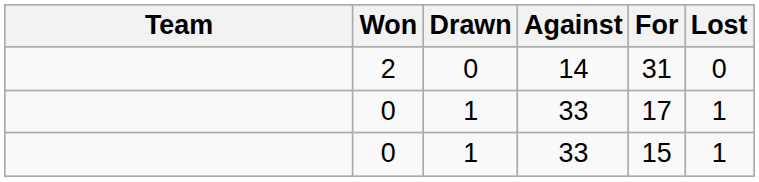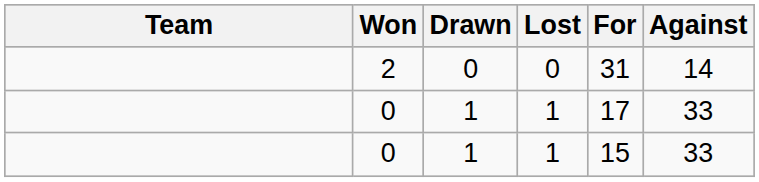columns swapped: (719, 25) <-> (573, 25)
